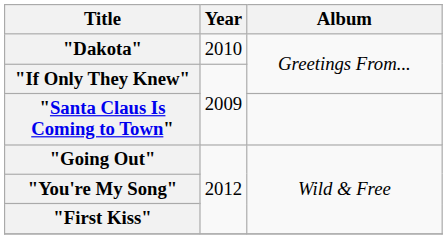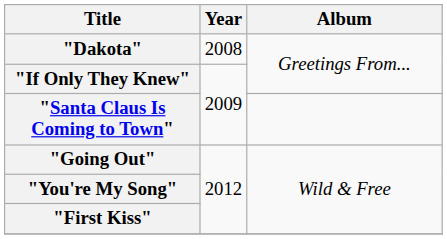(223, 49) 2010 -> (223, 49) 2008
